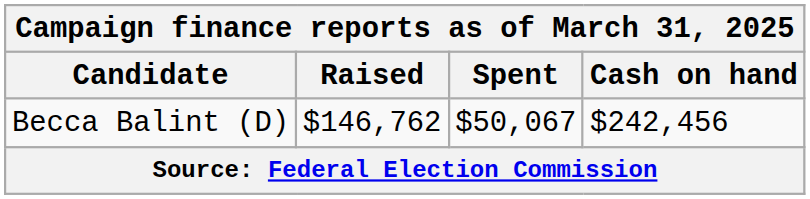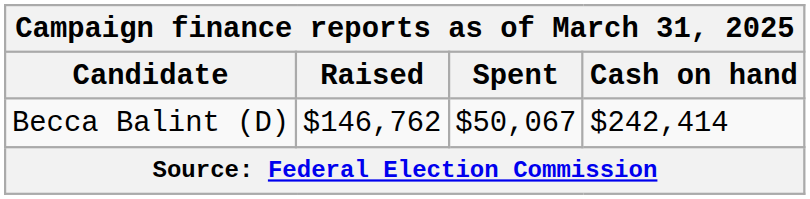(659, 123) $242,456 -> (659, 123) $242,414
